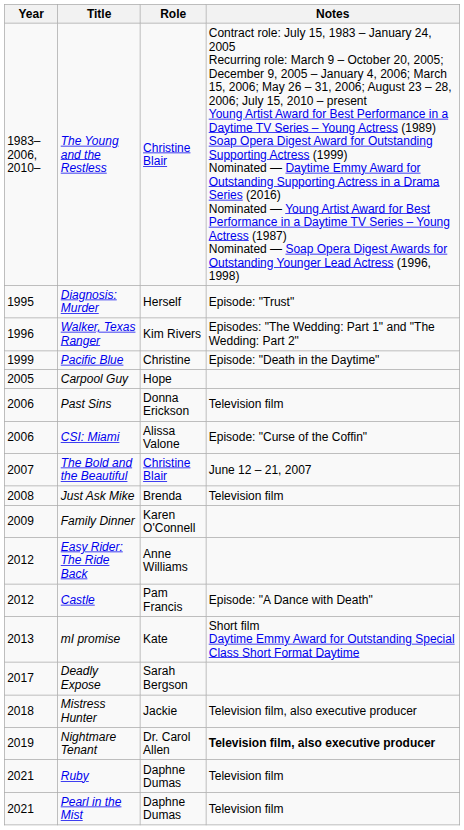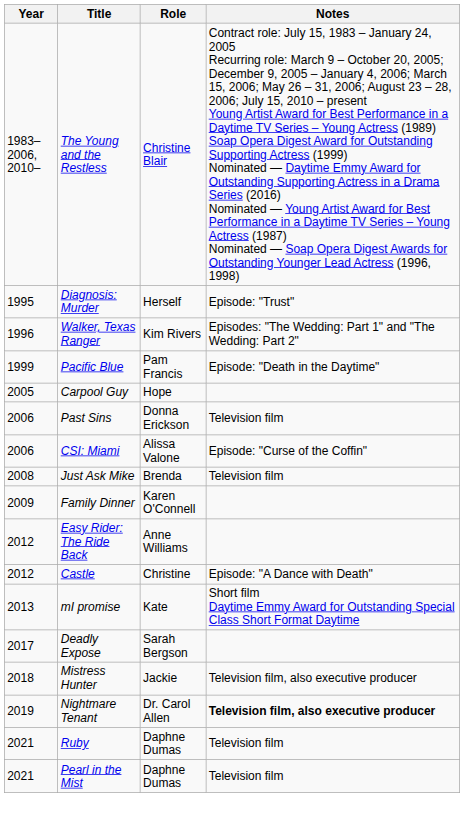(167, 360) Christine -> (163, 366) Pam Francis
- row: (96, 470)
(163, 600) Pam Francis -> (167, 574) Christine
